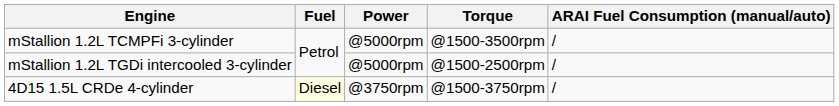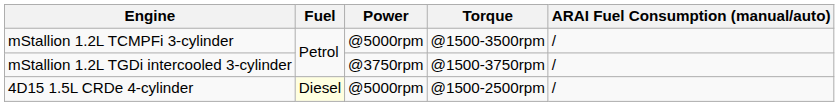(386, 64) @5000rpm -> (386, 64) @3750rpm
(488, 64) @1500-2500rpm -> (488, 64) @1500-3750rpm
(386, 88) @3750rpm -> (386, 88) @5000rpm
(488, 88) @1500-3750rpm -> (488, 88) @1500-2500rpm
